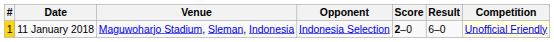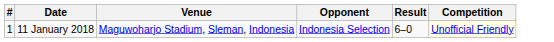- column: (409, 12)
(10, 29) gold background -> (10, 29) no background
